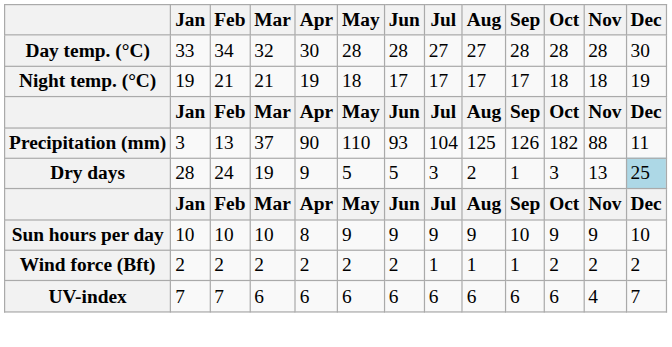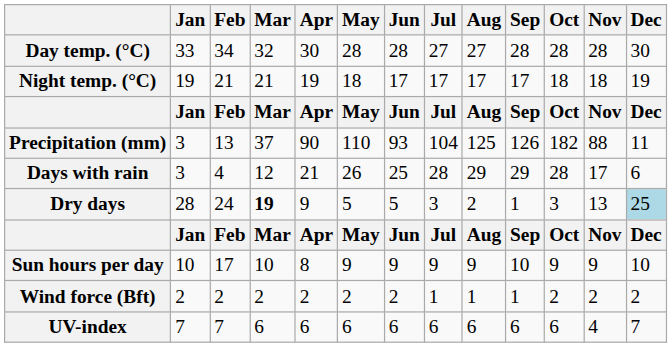+ row: (88, 173)
(264, 173) normal -> (264, 204) bold
(224, 234) 10 -> (224, 265) 17
